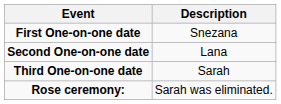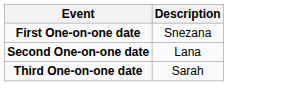- row: (78, 90)
